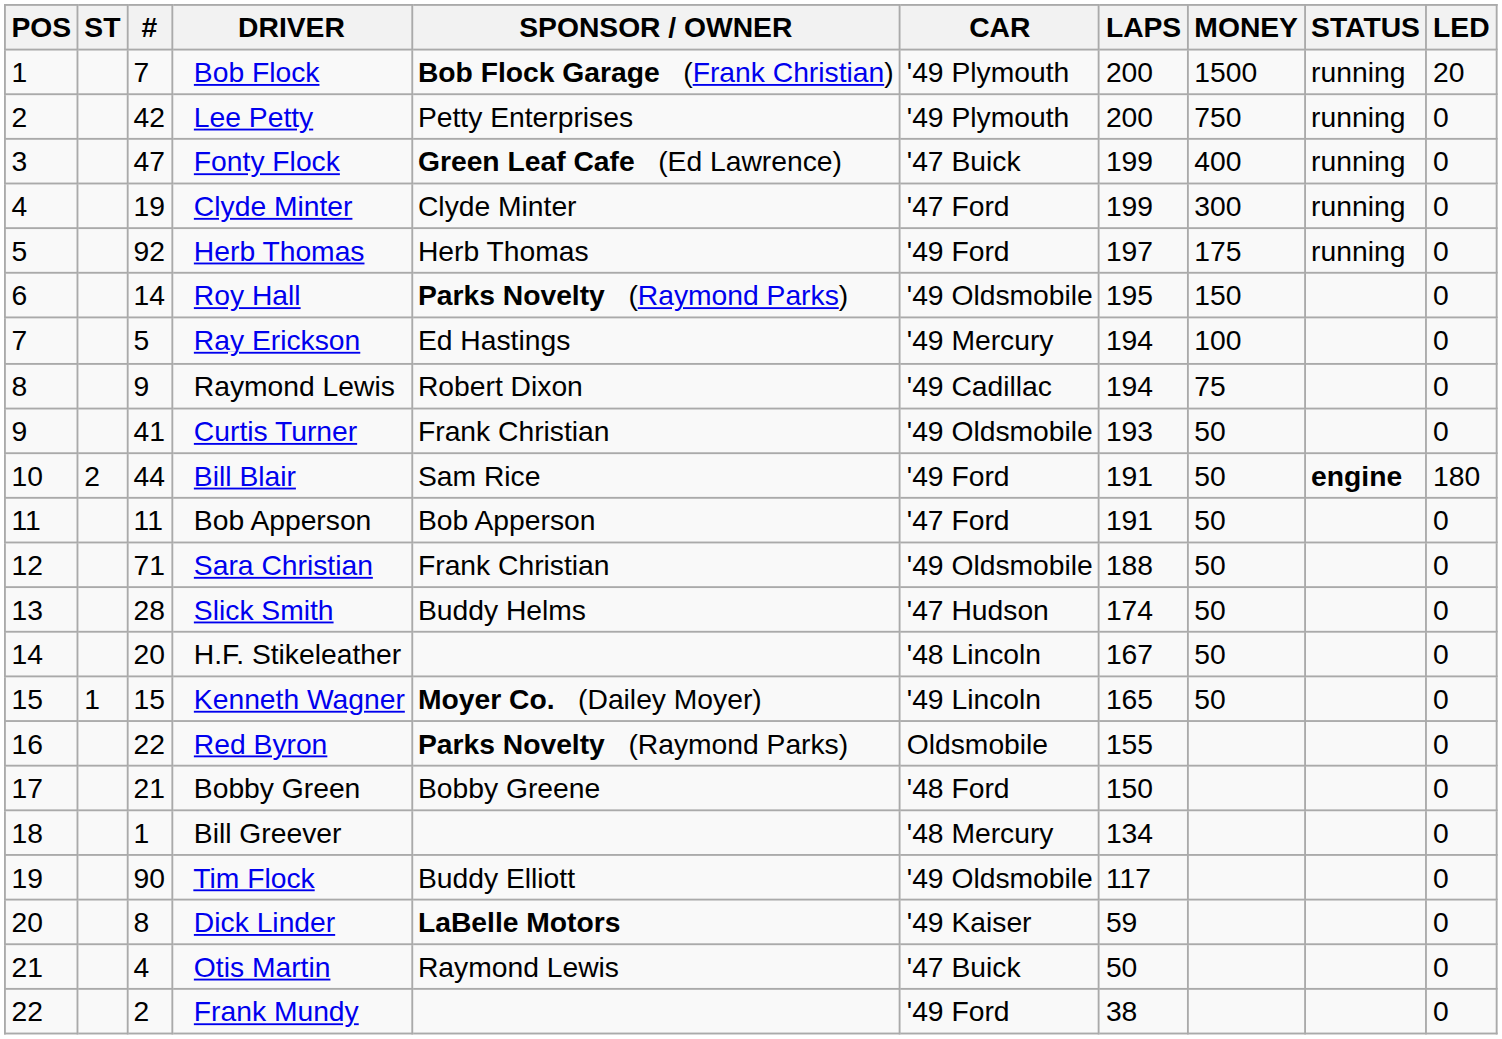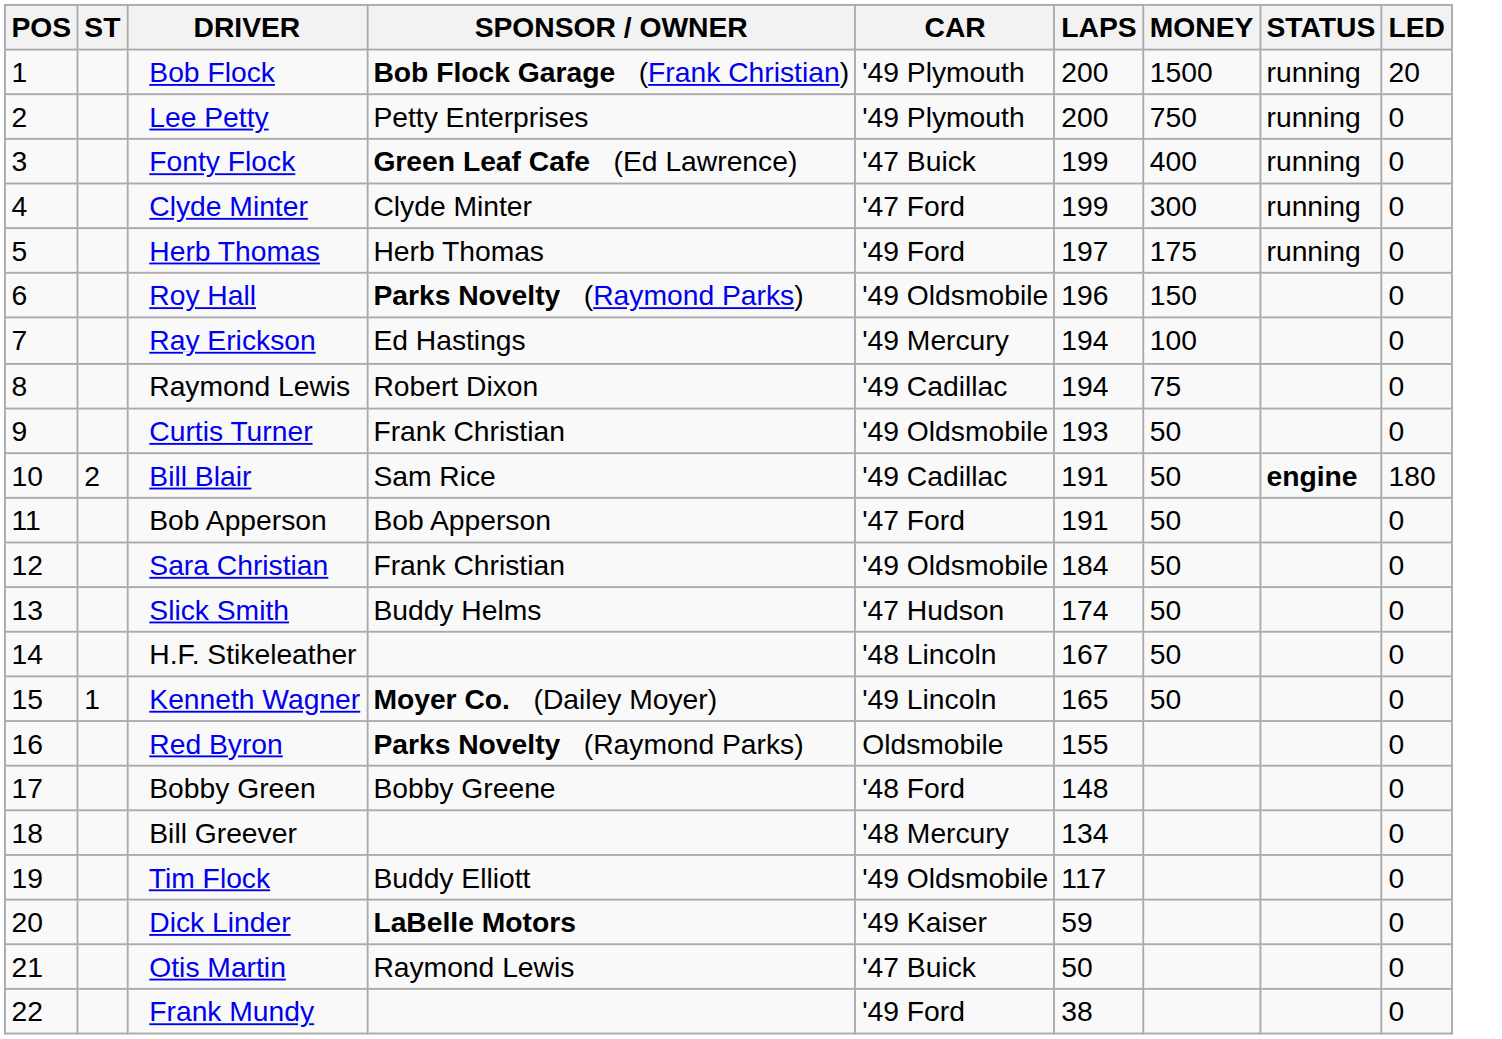- column: (149, 27)
(1129, 296) 195 -> (1085, 296) 196
(958, 475) '49 Ford -> (935, 475) '49 Cadillac
(1129, 565) 188 -> (1085, 565) 184
(1129, 788) 150 -> (1085, 788) 148
